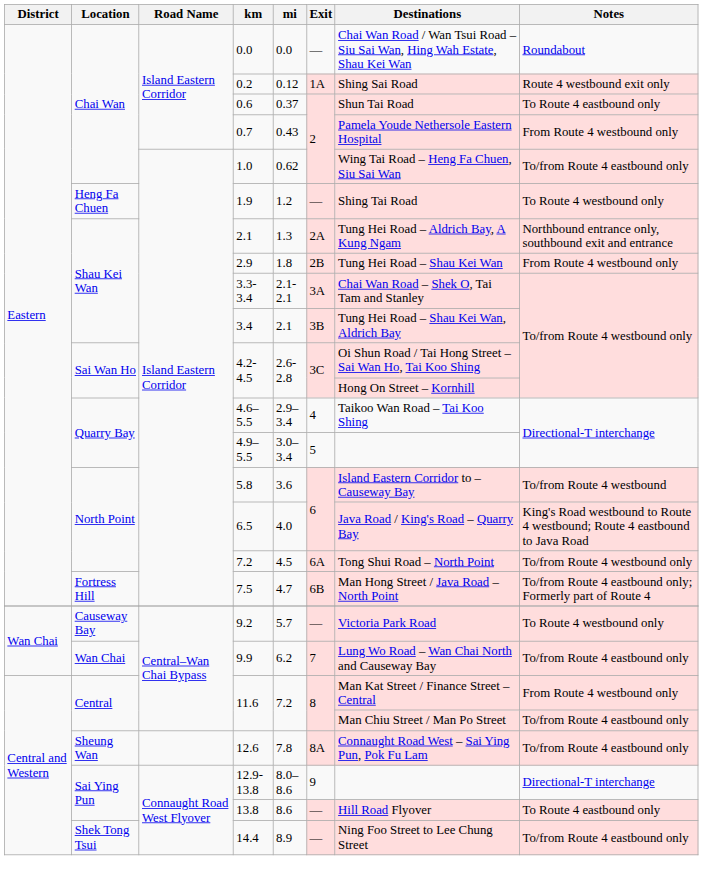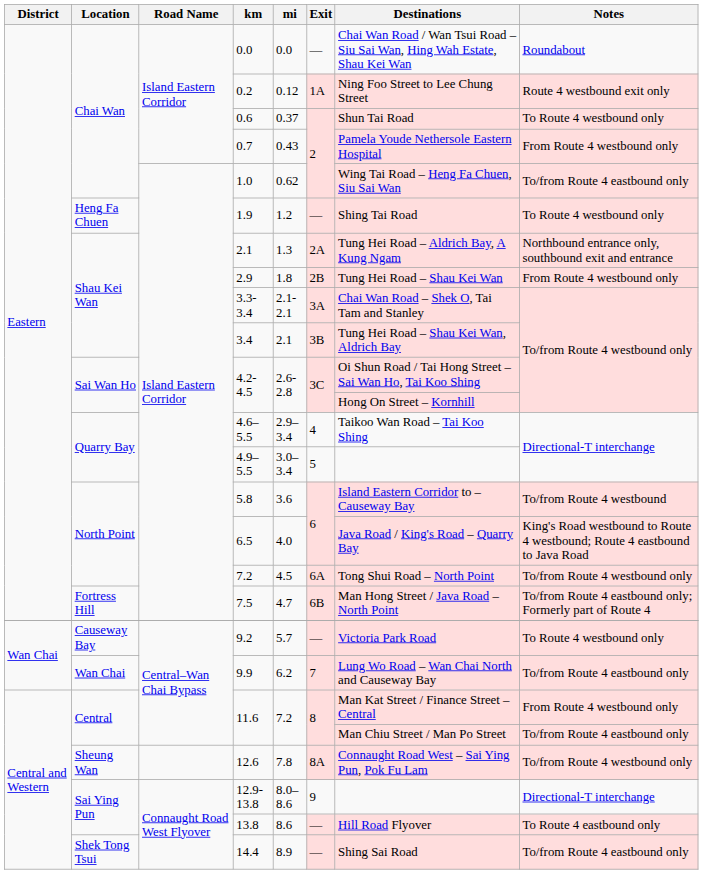(378, 84) Shing Sai Road -> (415, 91) Ning Foo Street to Lee Chung Street
(591, 104) To Route 4 eastbound only -> (593, 118) To Route 4 westbound only
(606, 747) To/from Route 4 eastbound only -> (607, 762) To/from Route 4 westbound only
(415, 837) Ning Foo Street to Lee Chung Street -> (378, 852) Shing Sai Road
